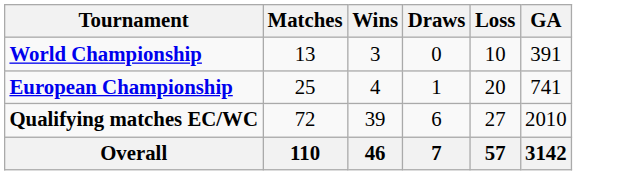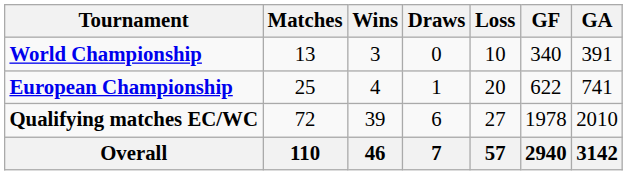+ column: (546, 20)
